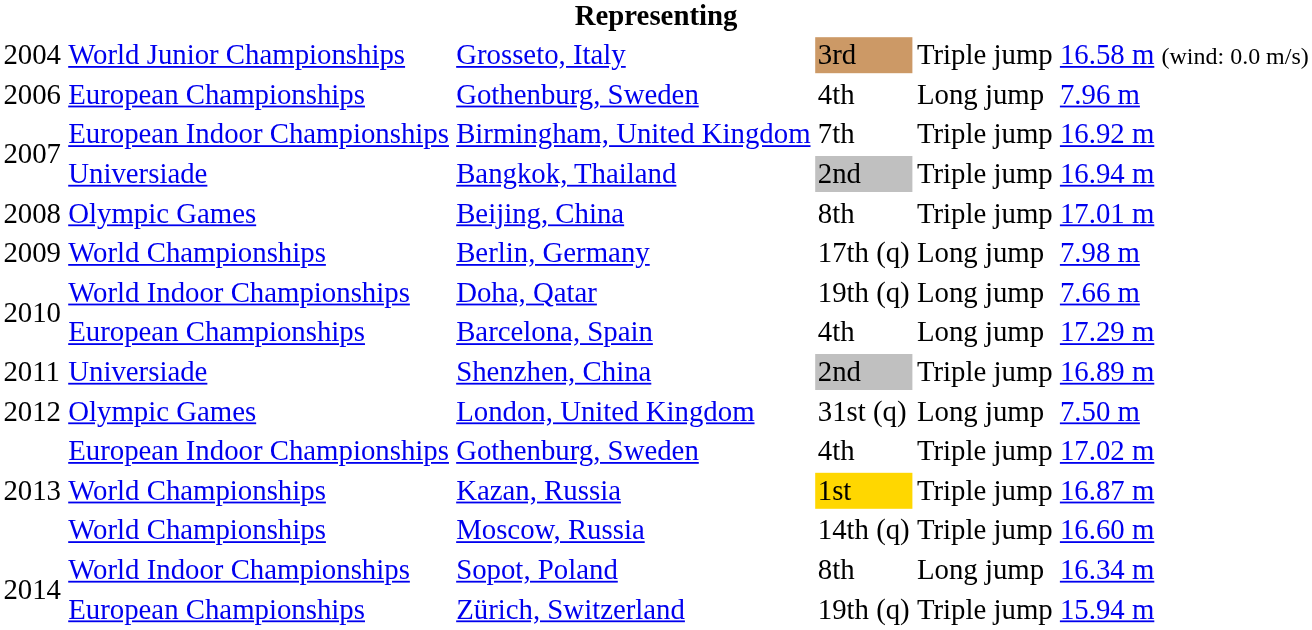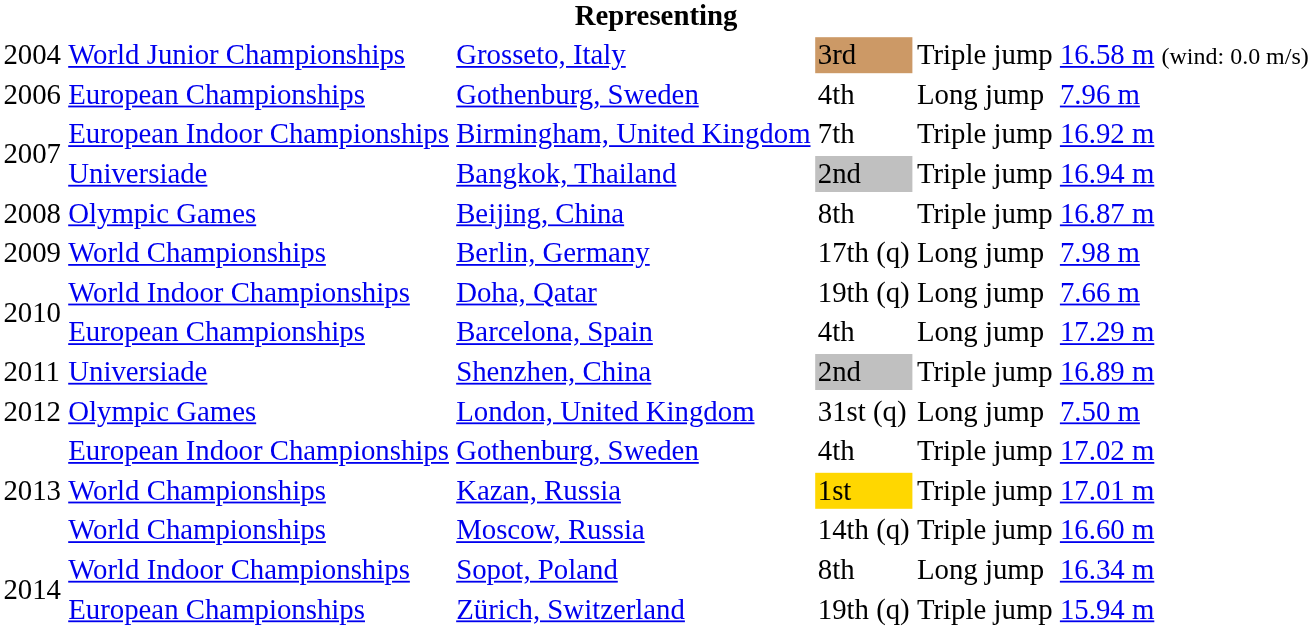(1107, 213) 17.01 m -> (1107, 213) 16.87 m
(1107, 490) 16.87 m -> (1107, 490) 17.01 m
